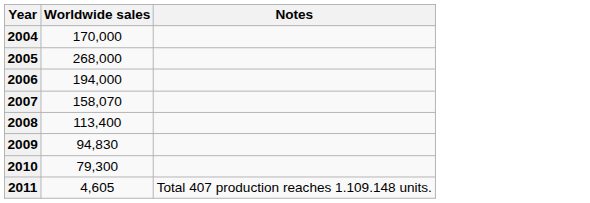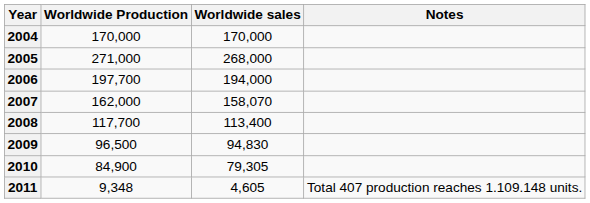+ column: (116, 15)
(97, 166) 79,300 -> (248, 166) 79,305
